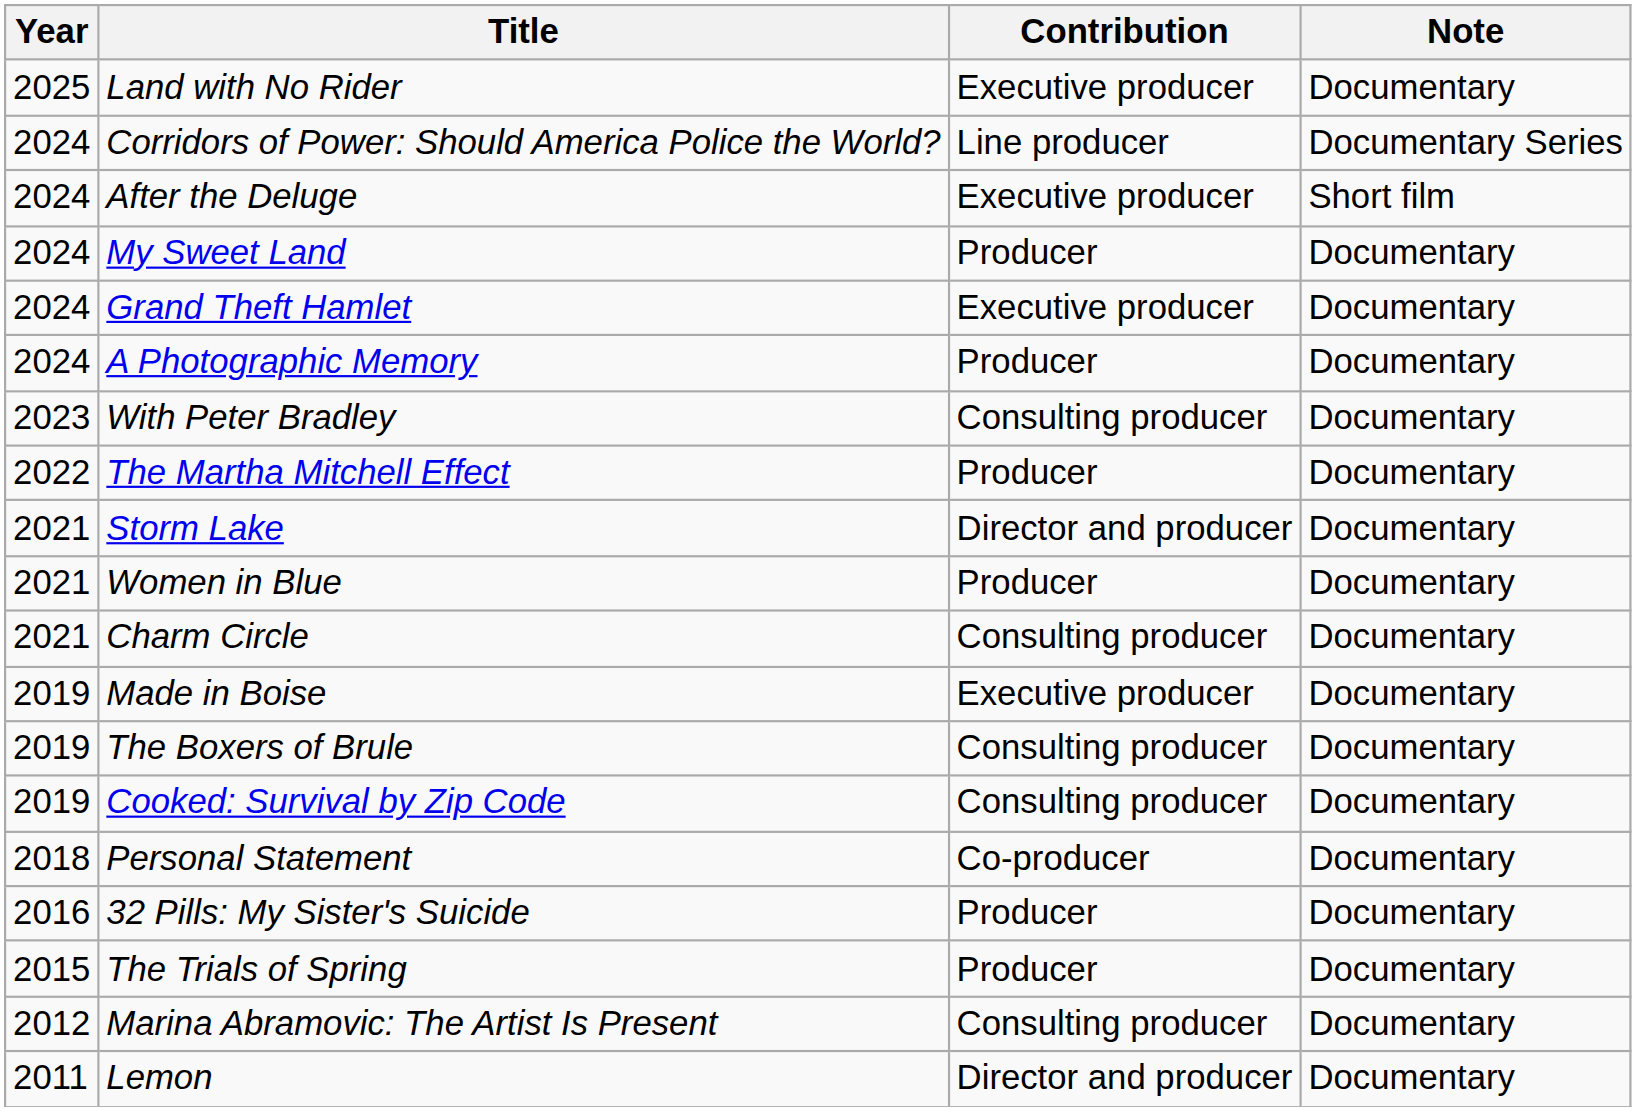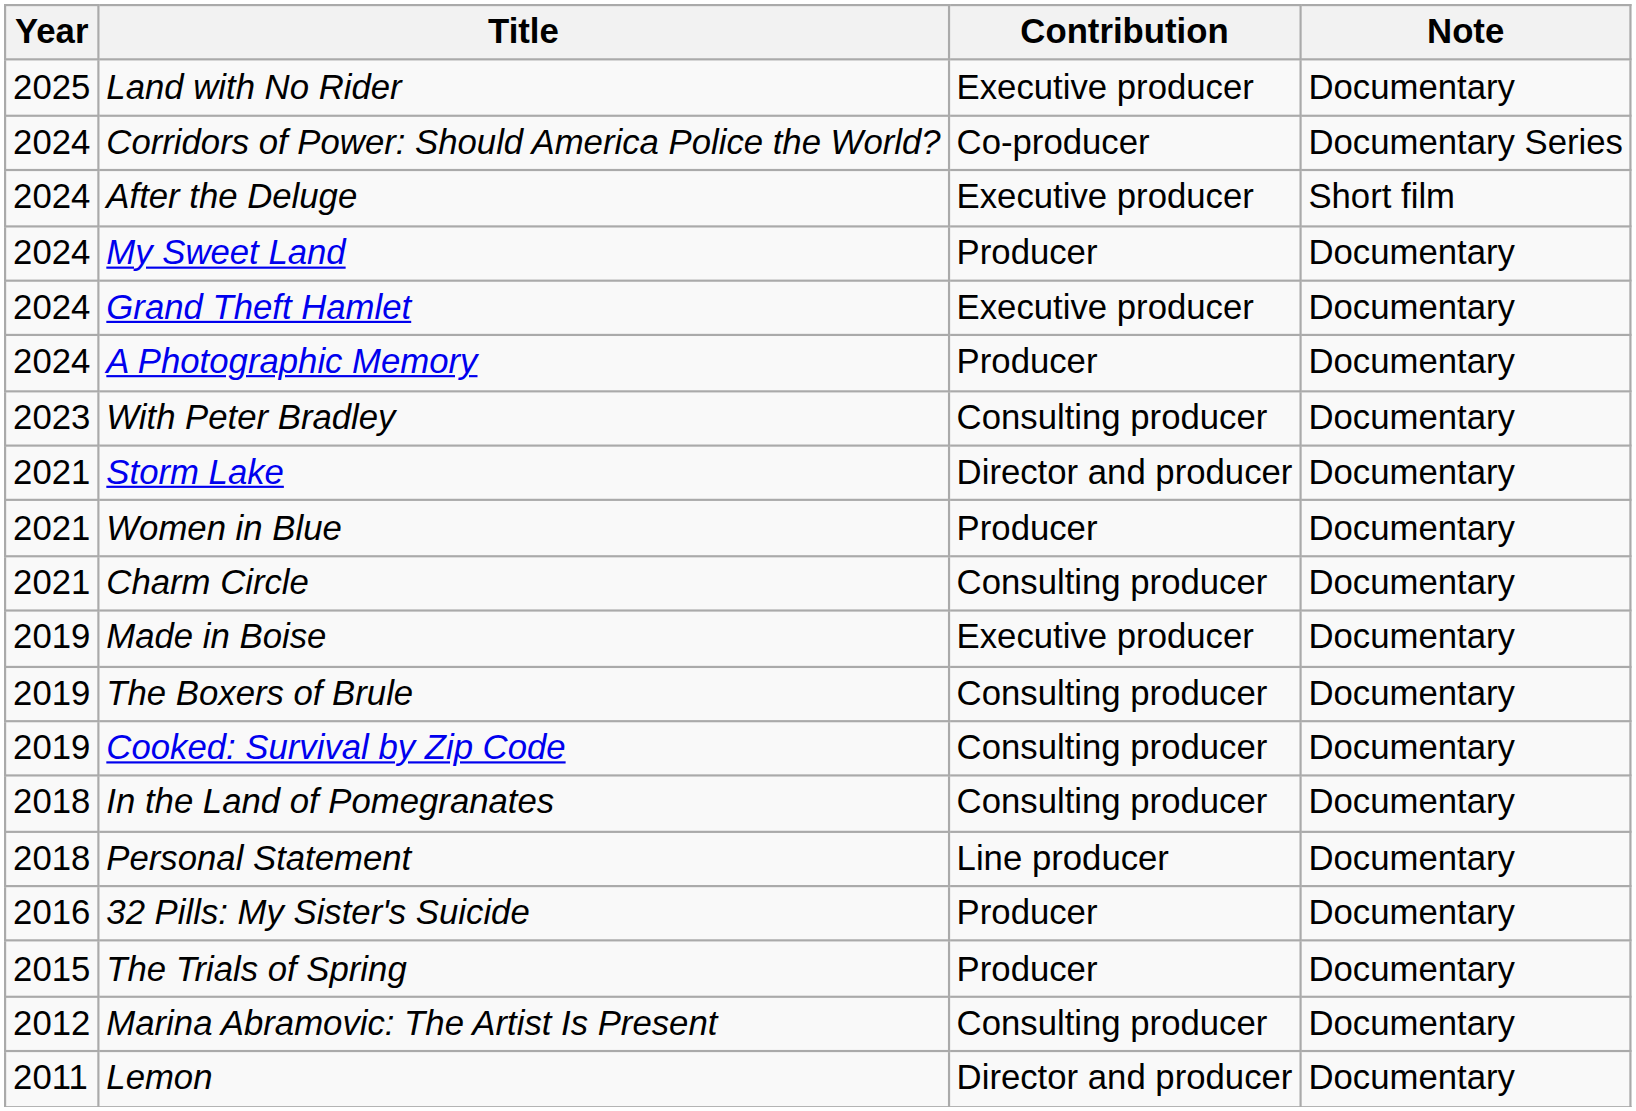(1063, 142) Line producer -> (1053, 142) Co-producer
- row: (308, 472)
+ row: (330, 802)
(1053, 857) Co-producer -> (1063, 857) Line producer
